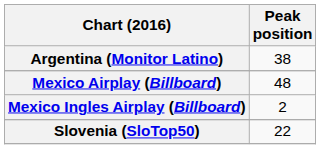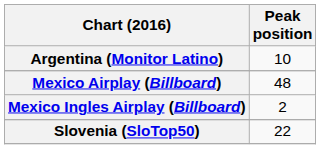(283, 58) 38 -> (283, 58) 10
